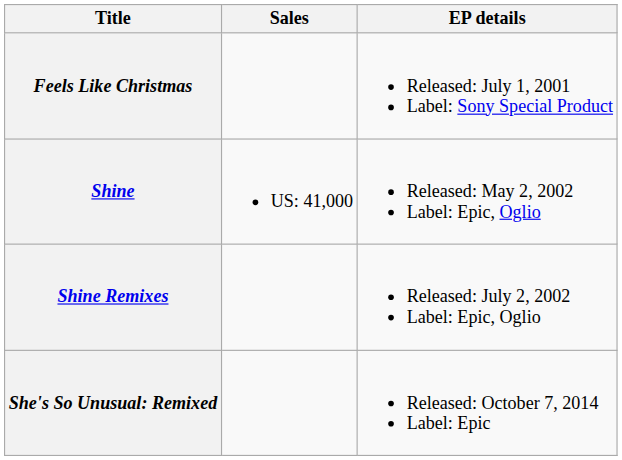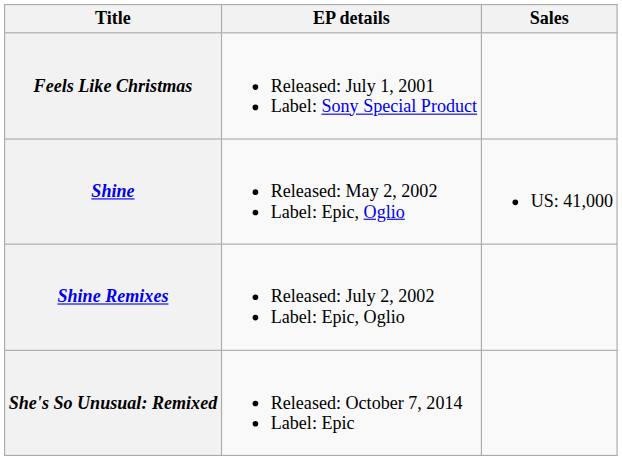columns swapped: (487, 18) <-> (289, 18)
